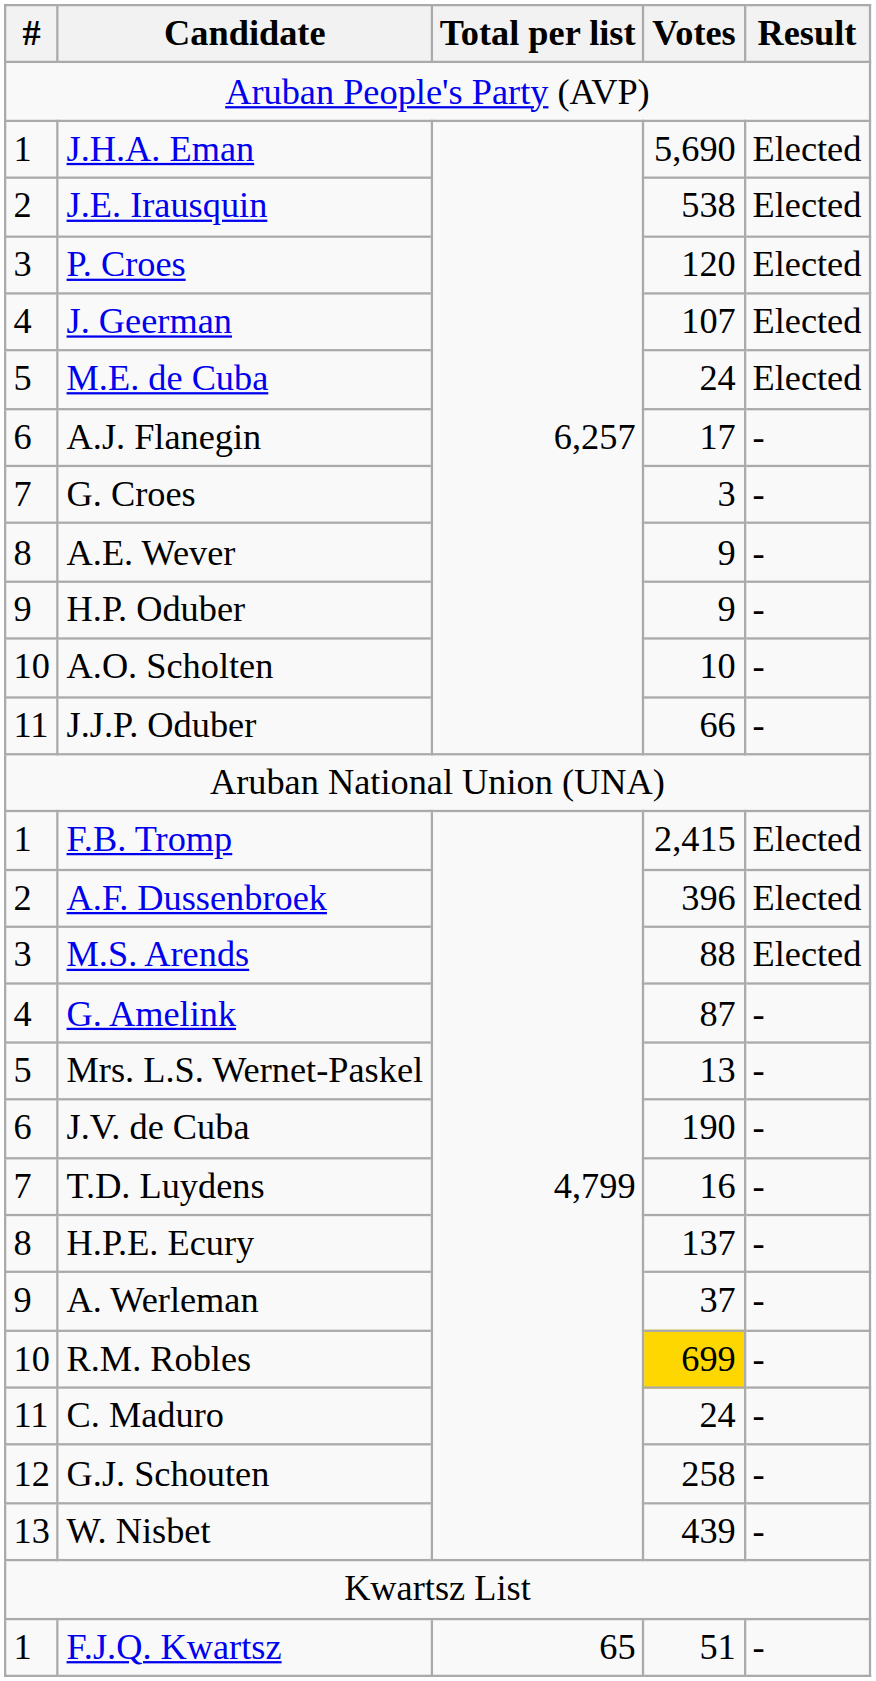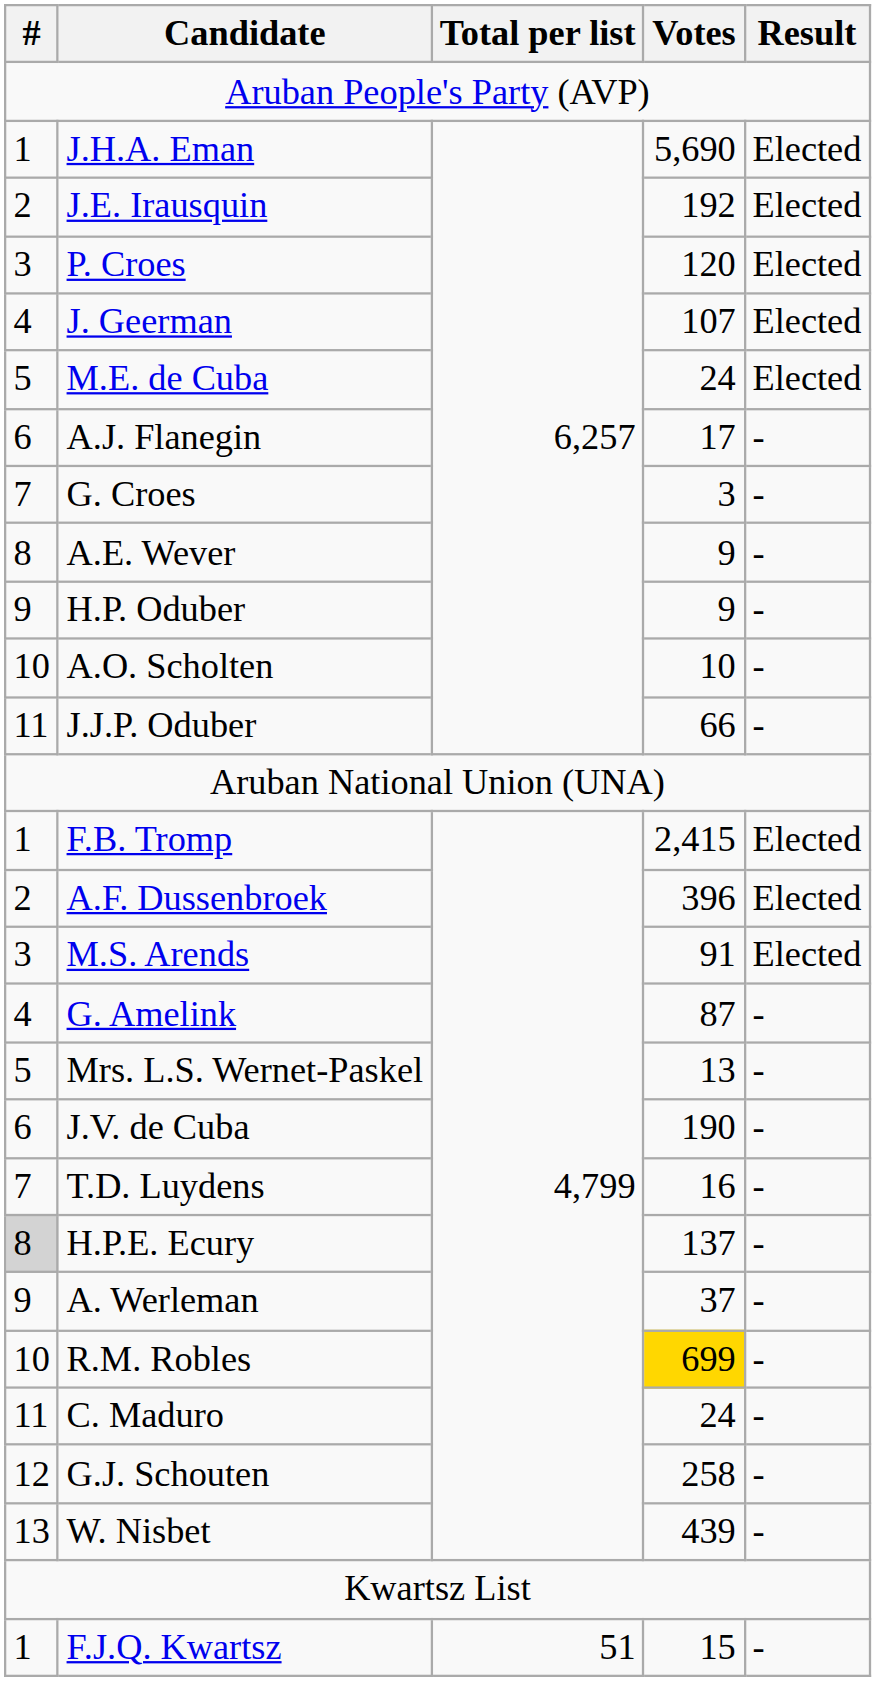(709, 206) 538 -> (709, 206) 192
(718, 954) 88 -> (718, 954) 91
(23, 1242) no background -> (23, 1242) lightgrey background
(617, 1646) 65 -> (617, 1646) 51
(718, 1646) 51 -> (718, 1646) 15
